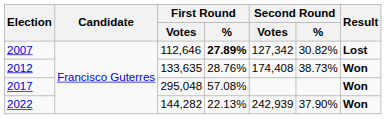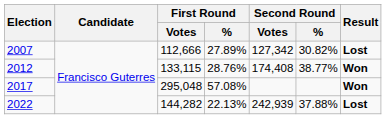(181, 50) 112,646 -> (181, 50) 112,666
(227, 50) bold -> (227, 50) normal
(181, 68) 133,635 -> (181, 68) 133,115
(318, 68) 38.73% -> (318, 68) 38.77%
(318, 104) 37.90% -> (318, 104) 37.88%
(355, 104) Won -> (355, 104) Lost
